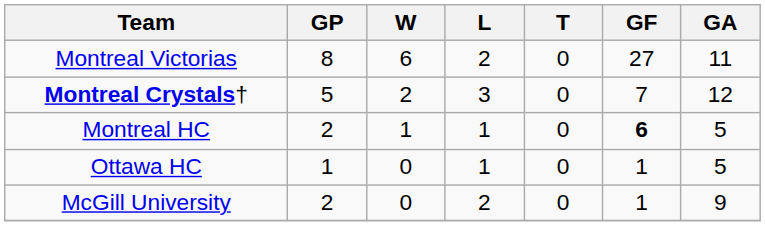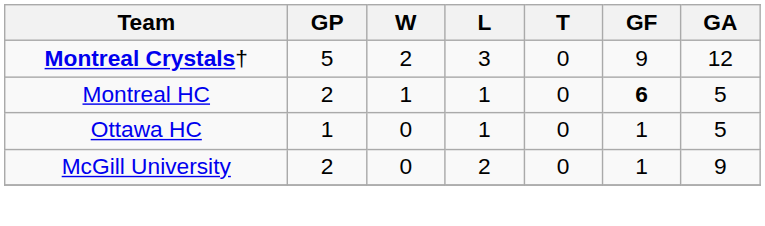- row: (146, 58)
(642, 94) 7 -> (642, 58) 9
